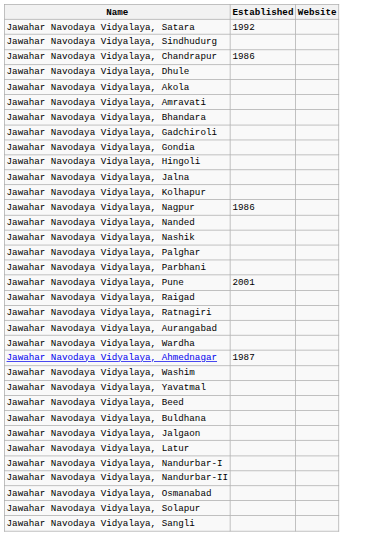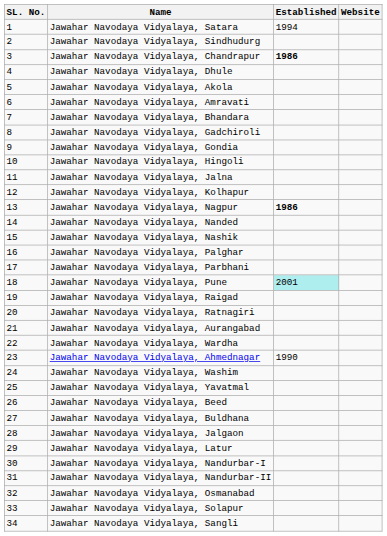+ column: (26, 12)
(244, 27) 1992 -> (287, 27) 1994
(244, 57) normal -> (287, 57) bold
(244, 207) normal -> (287, 207) bold
(244, 283) no background -> (287, 283) paleturquoise background
(244, 358) 1987 -> (287, 358) 1990
